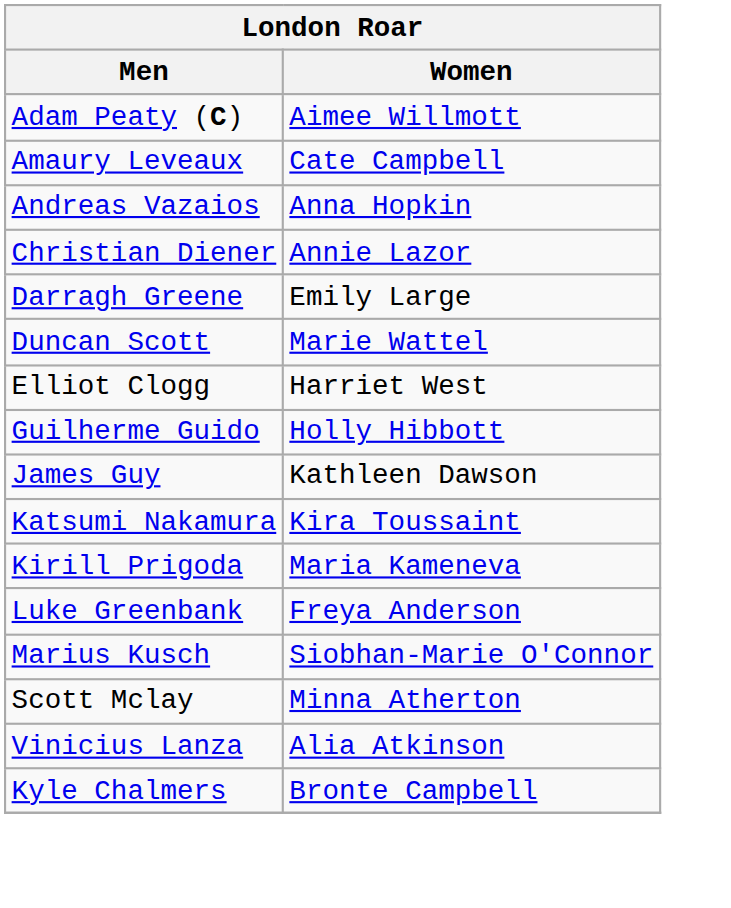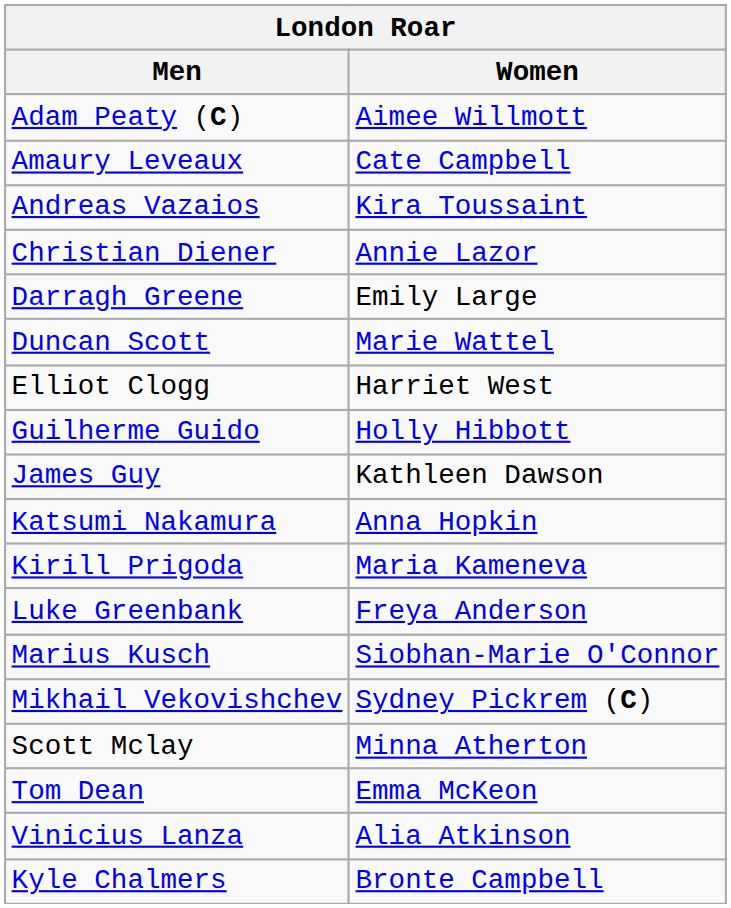(380, 207) Anna Hopkin -> (471, 207) Kira Toussaint
(405, 522) Kira Toussaint -> (447, 522) Anna Hopkin
+ row: (177, 701)
+ row: (78, 791)
